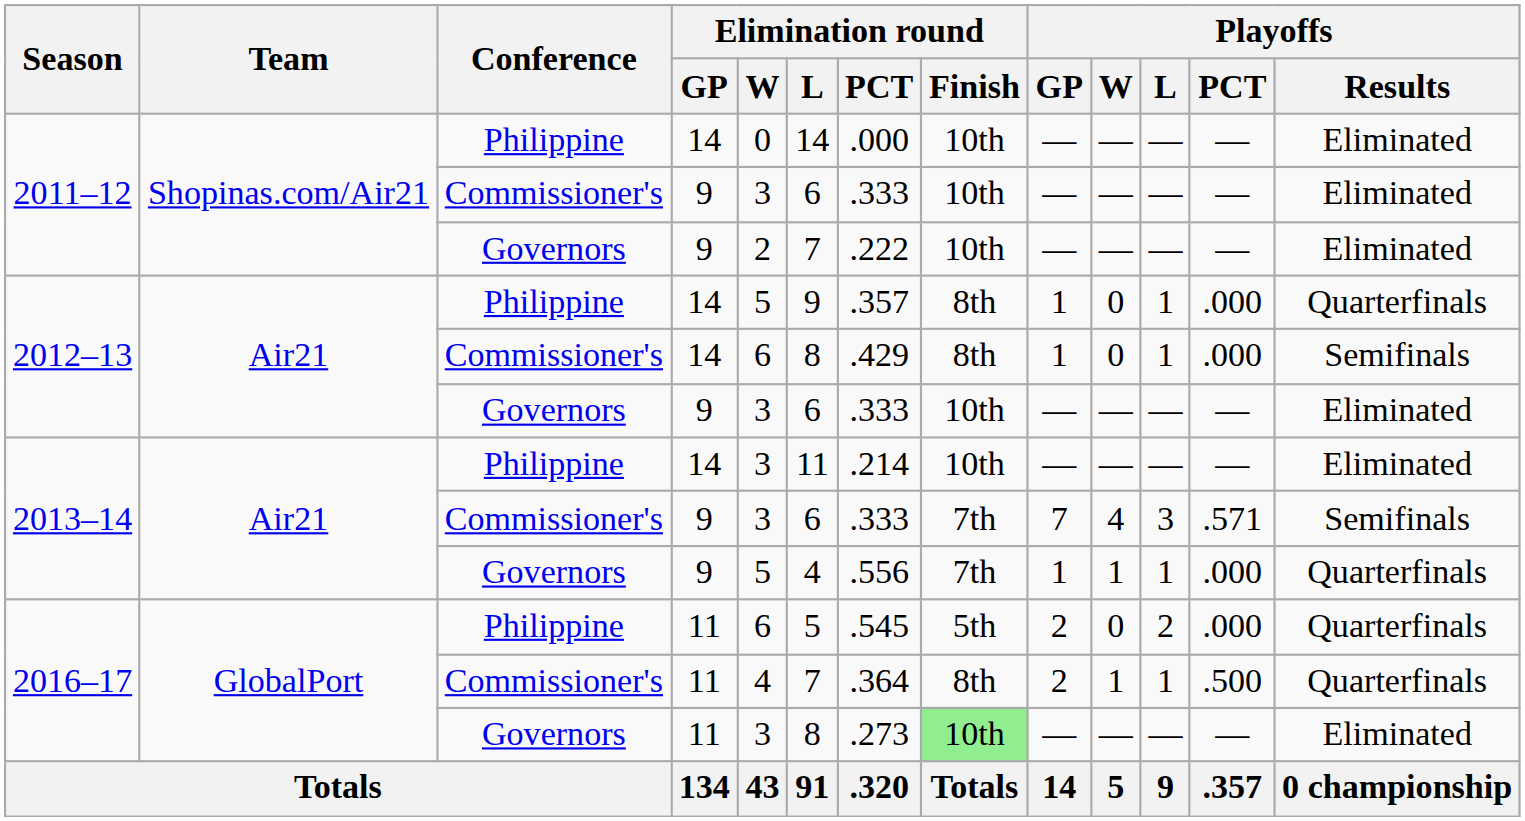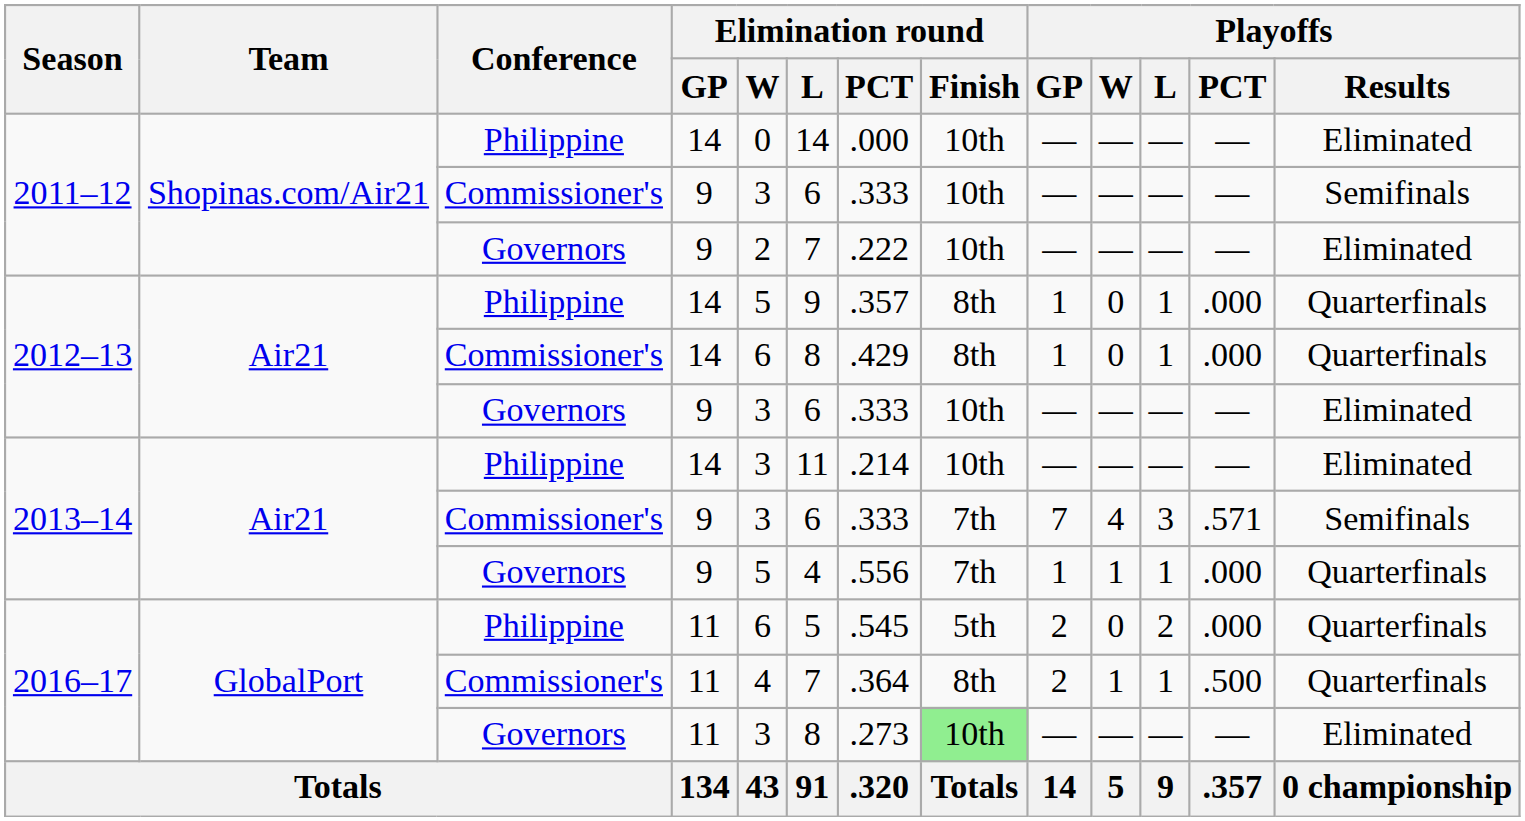(1397, 193) Eliminated -> (1397, 193) Semifinals
(1397, 355) Semifinals -> (1397, 355) Quarterfinals
